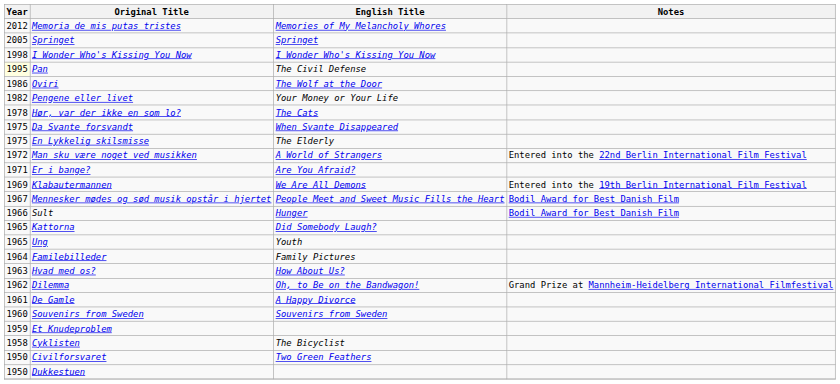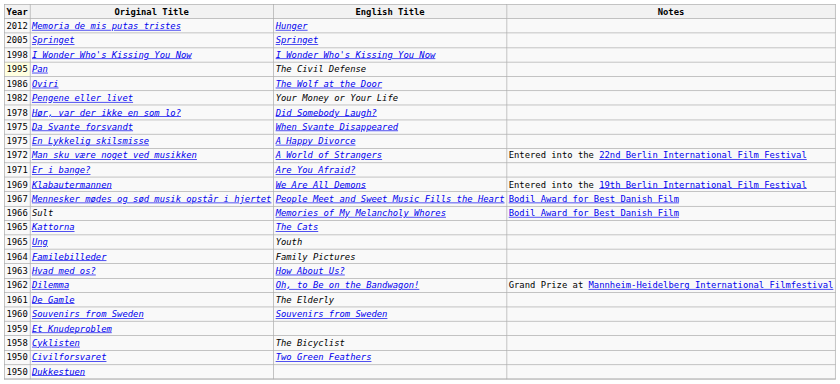(361, 26) Memories of My Melancholy Whores -> (292, 26) Hunger
(297, 112) The Cats -> (326, 112) Did Somebody Laugh?
(305, 141) The Elderly -> (316, 141) A Happy Divorce
(292, 213) Hunger -> (361, 213) Memories of My Melancholy Whores
(326, 228) Did Somebody Laugh? -> (297, 228) The Cats
(316, 300) A Happy Divorce -> (305, 300) The Elderly
